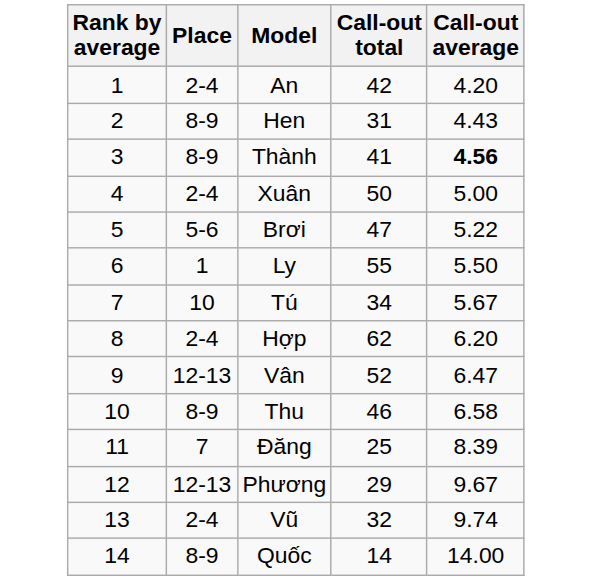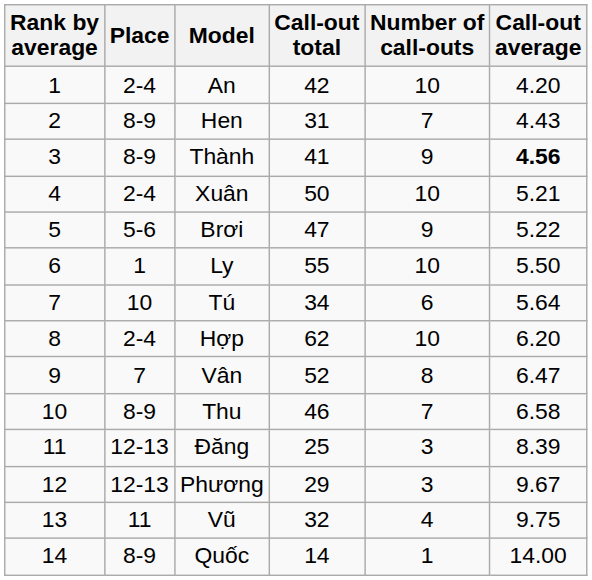+ column: (427, 35)
(476, 193) 5.00 -> (538, 193) 5.21
(476, 302) 5.67 -> (538, 302) 5.64
(202, 374) 12-13 -> (140, 374) 7
(202, 447) 7 -> (140, 447) 12-13
(202, 520) 2-4 -> (140, 520) 11
(476, 520) 9.74 -> (538, 520) 9.75
